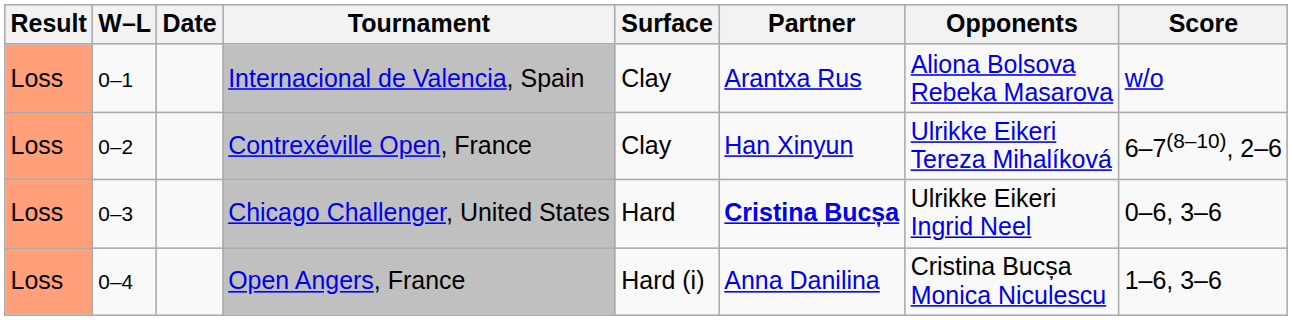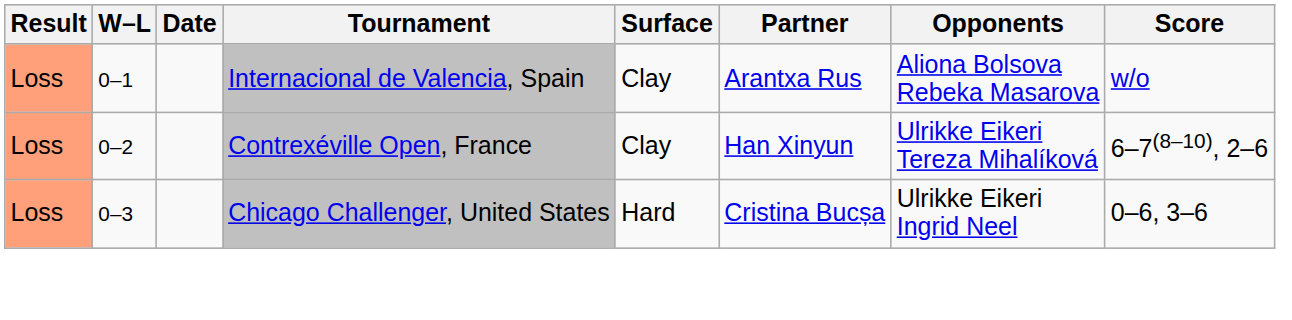(812, 213) bold -> (805, 213) normal
- row: (347, 280)
